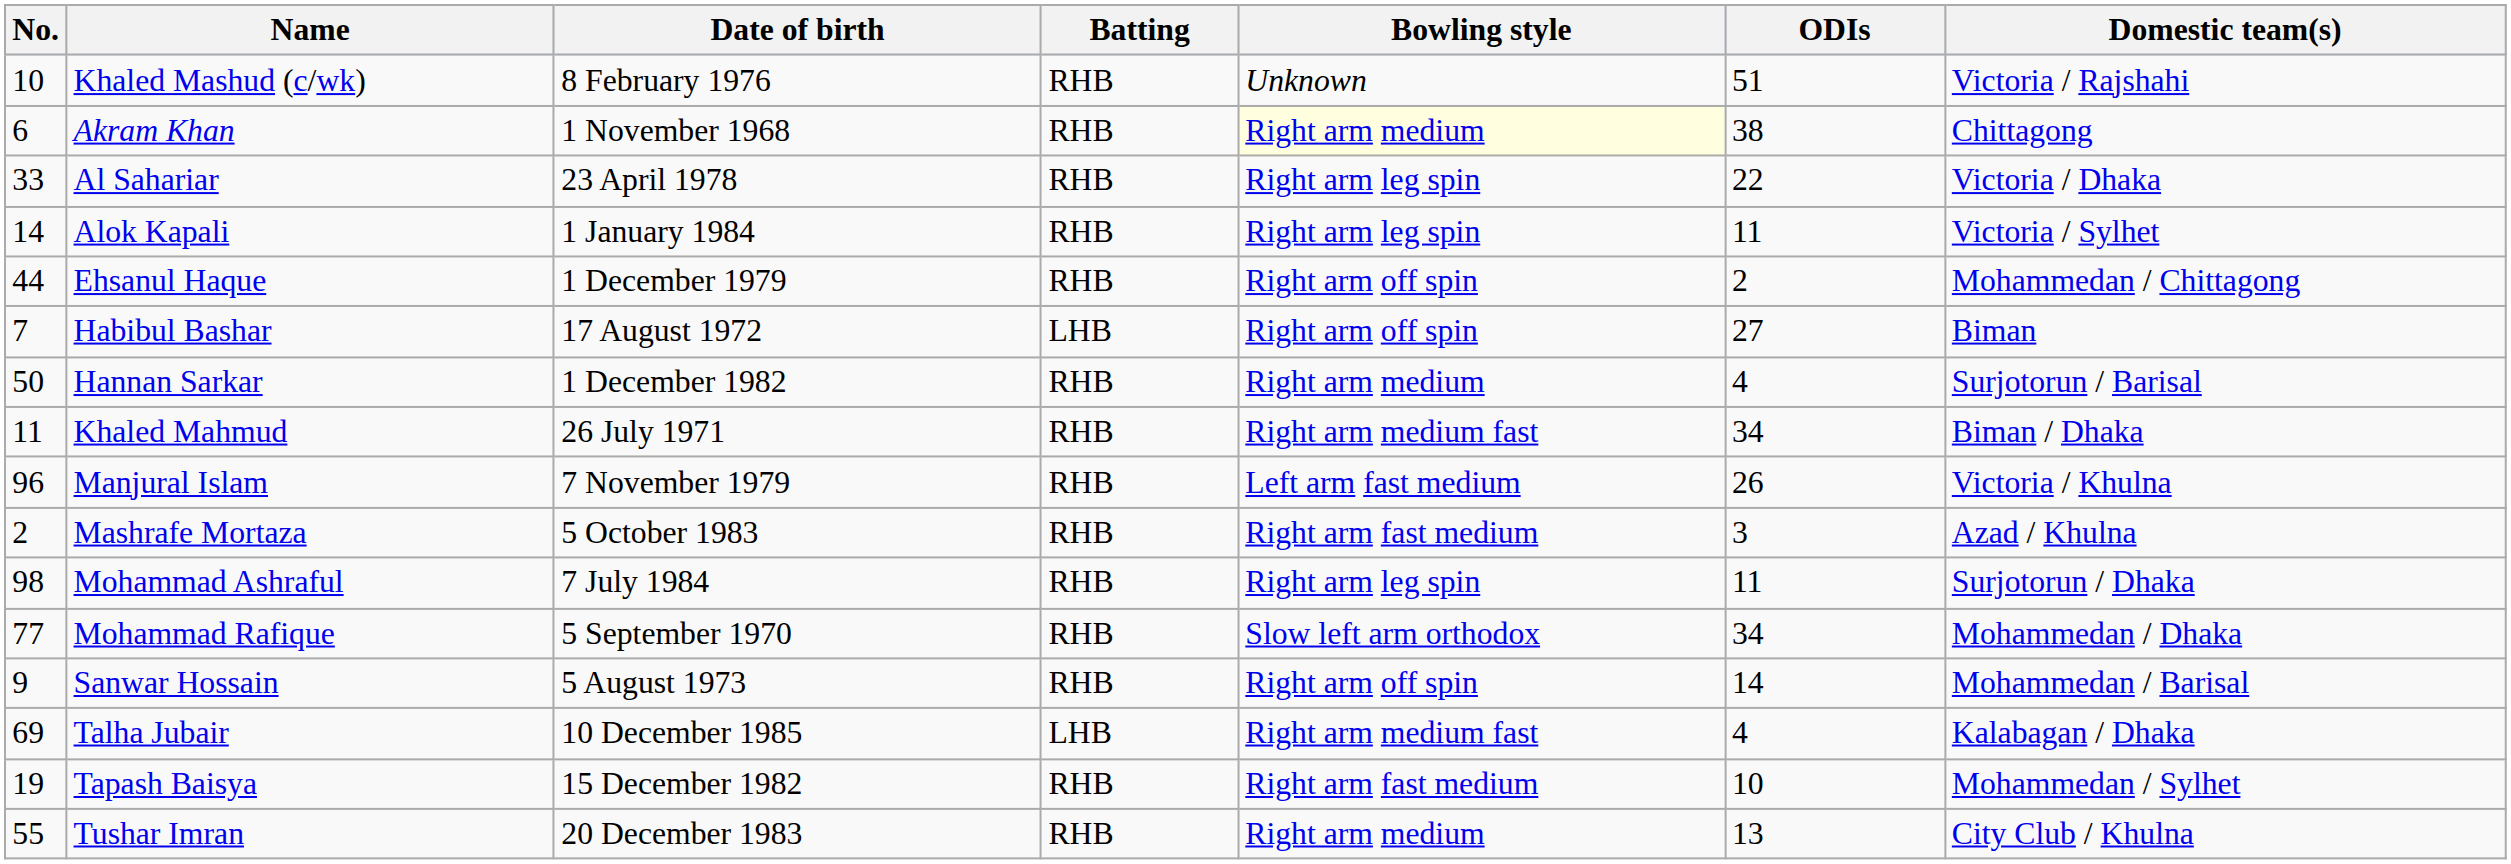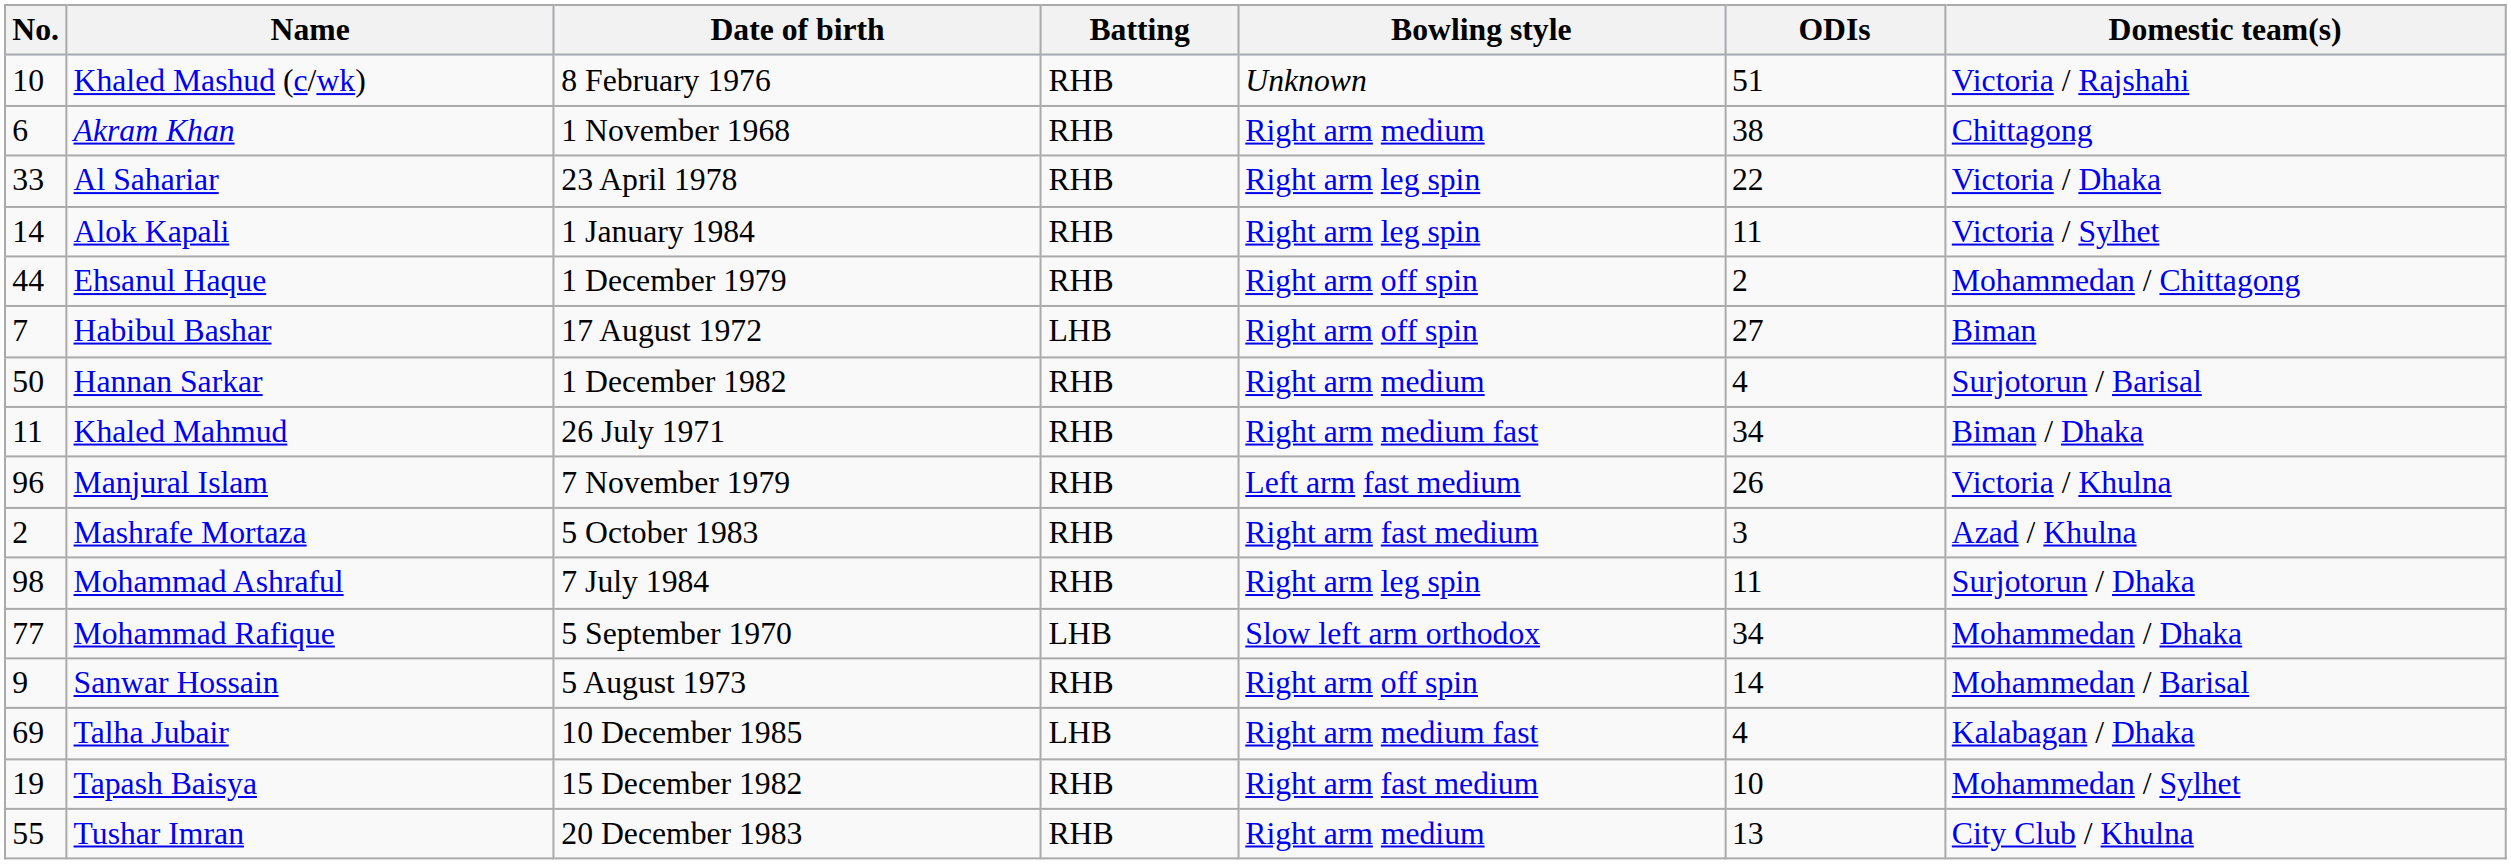(1365, 130) lightyellow background -> (1365, 130) no background
(1081, 632) RHB -> (1080, 632) LHB
